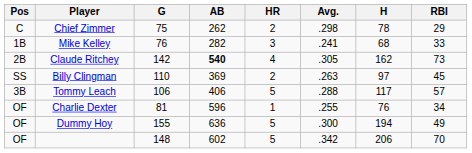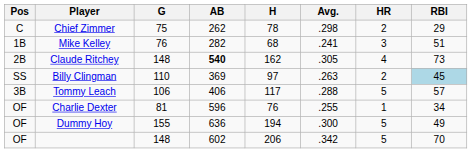columns swapped: (384, 12) <-> (273, 12)
(439, 44) 33 -> (439, 44) 51
(162, 60) 142 -> (162, 60) 148
(439, 76) no background -> (439, 76) lightblue background
